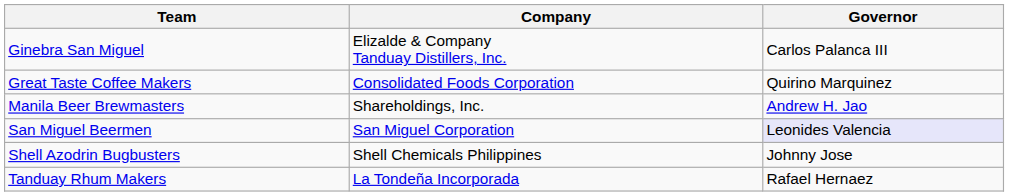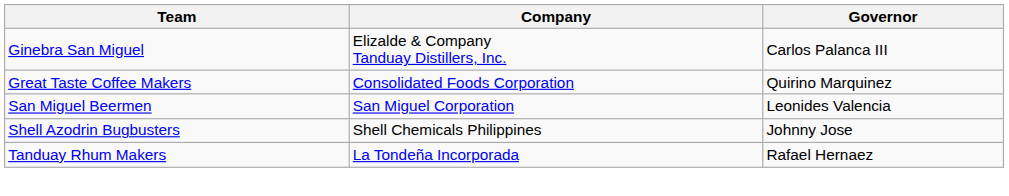- row: (96, 106)
(829, 130) lavender background -> (829, 106) no background
